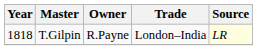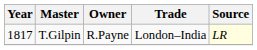(20, 34) 1818 -> (20, 34) 1817
